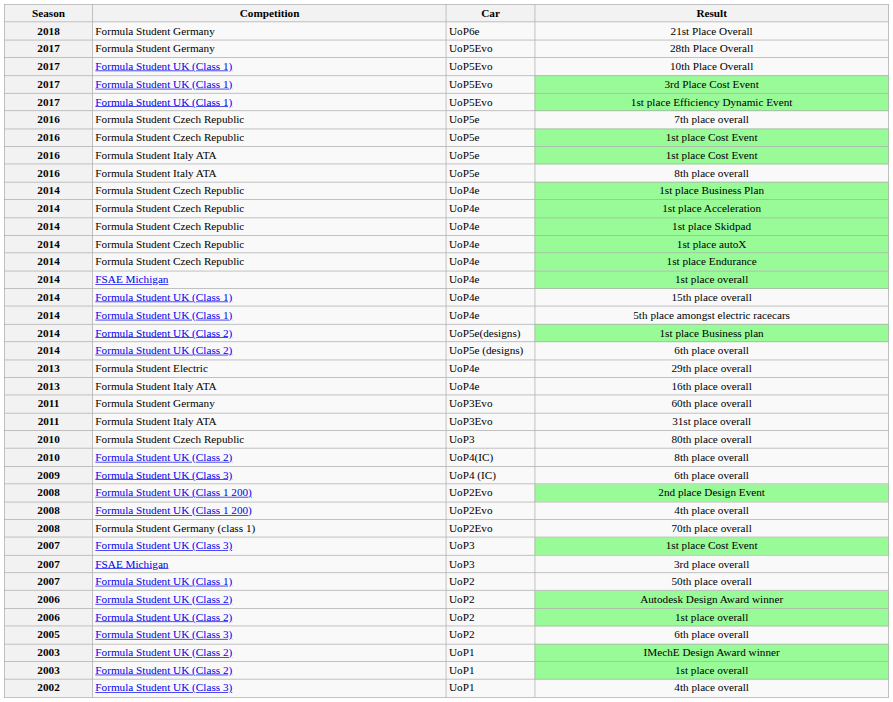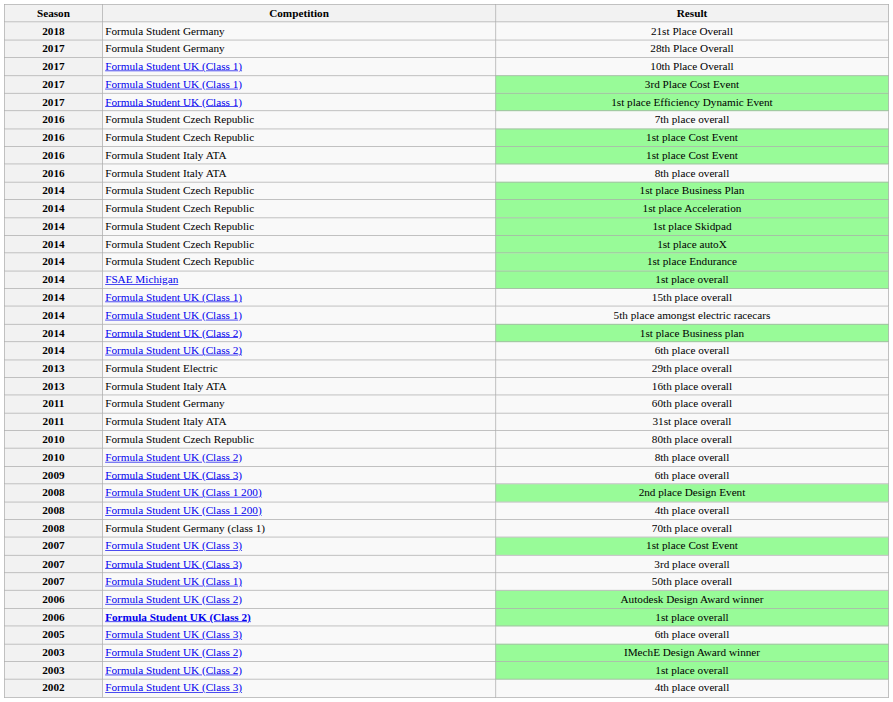- column: (491, 13)
(132, 564) FSAE Michigan -> (174, 564) Formula Student UK (Class 3)
(164, 617) normal -> (178, 617) bold
